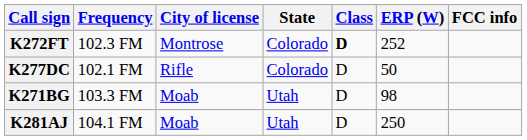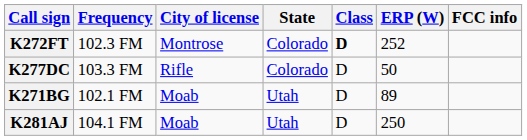(110, 69) 102.1 FM -> (110, 69) 103.3 FM
(110, 95) 103.3 FM -> (110, 95) 102.1 FM
(389, 95) 98 -> (389, 95) 89
